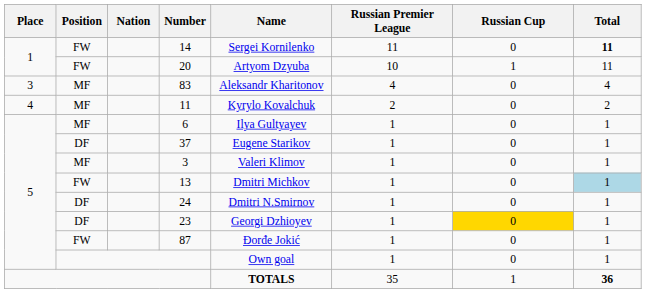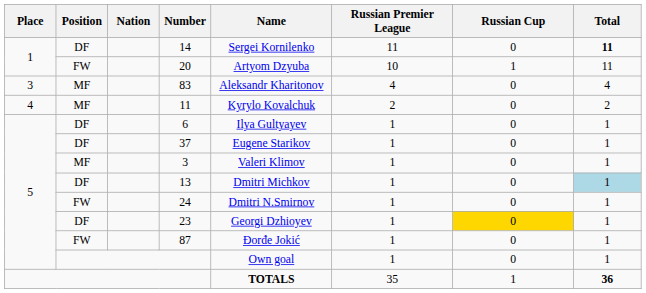(82, 47) FW -> (82, 47) DF
(82, 124) MF -> (82, 124) DF
(82, 182) FW -> (82, 182) DF
(82, 201) DF -> (82, 201) FW
